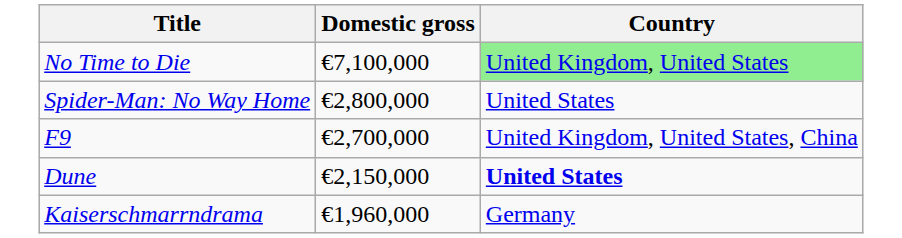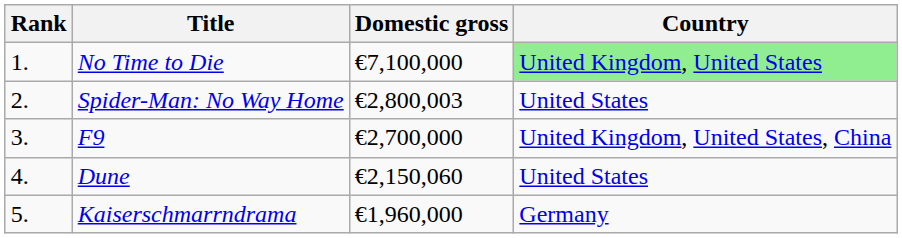+ column: (39, 23)
(375, 99) €2,800,000 -> (409, 99) €2,800,003
(375, 175) €2,150,000 -> (409, 175) €2,150,060
(554, 175) bold -> (584, 175) normal
